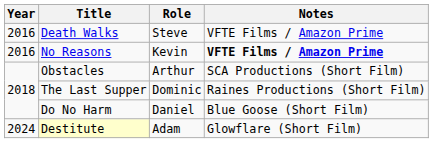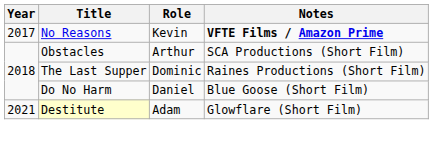- row: (80, 33)
(21, 52) 2016 -> (21, 33) 2017
(21, 128) 2024 -> (21, 109) 2021
